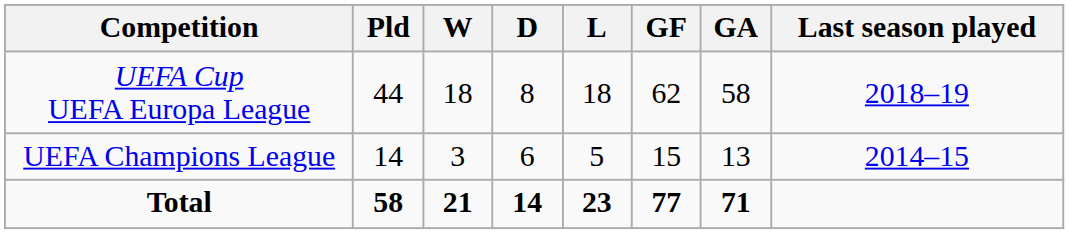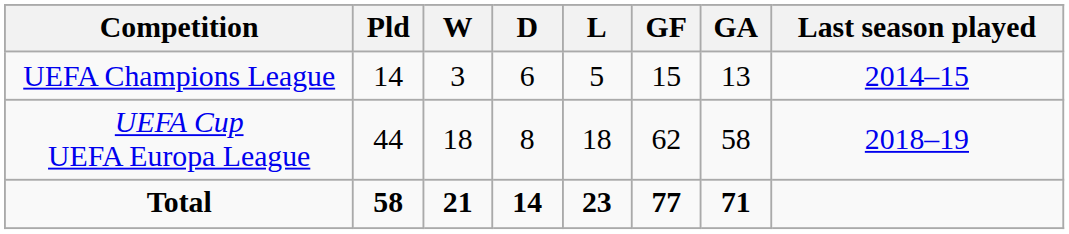rows swapped: (179, 155) <-> (179, 92)
